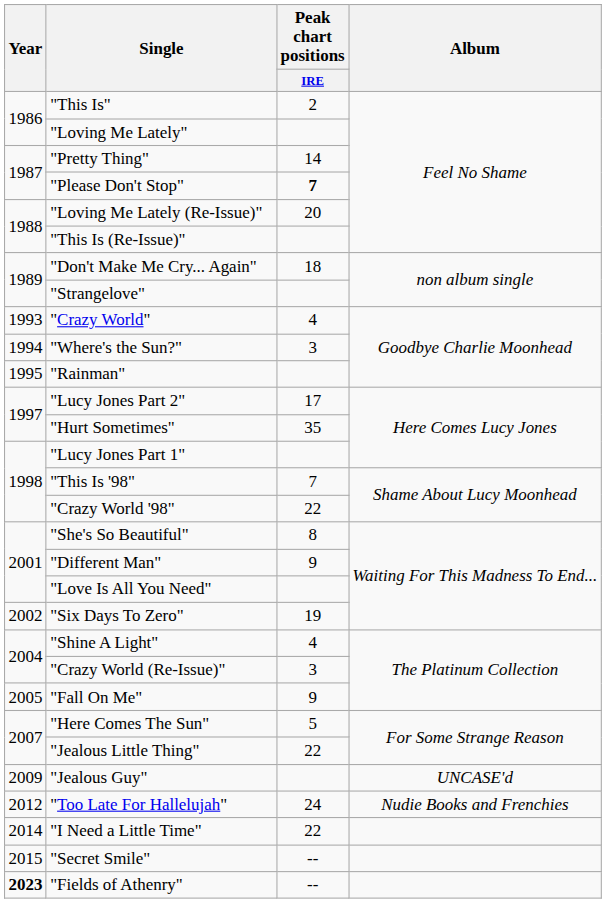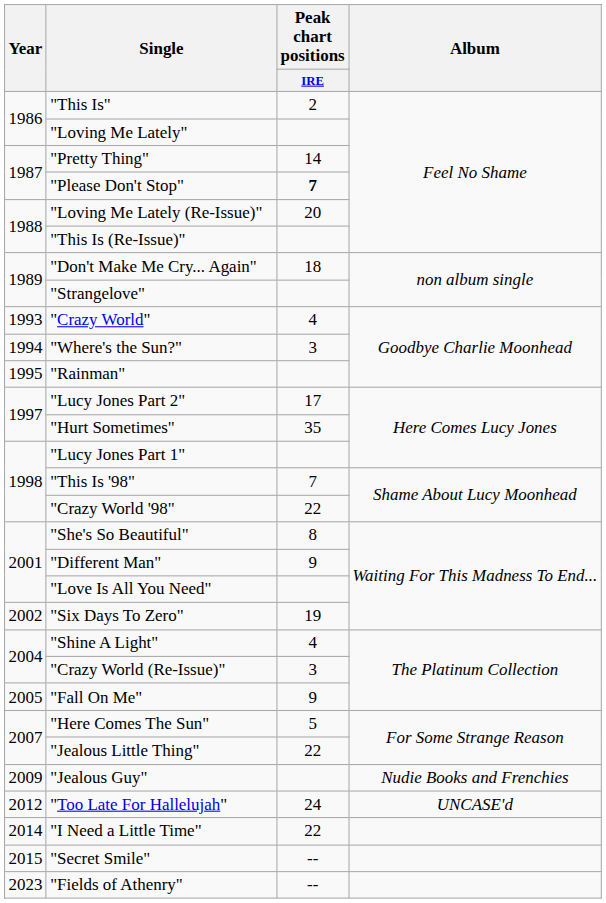(475, 777) UNCASE'd -> (475, 777) Nudie Books and Frenchies
(475, 804) Nudie Books and Frenchies -> (475, 804) UNCASE'd
(25, 885) bold -> (25, 885) normal
